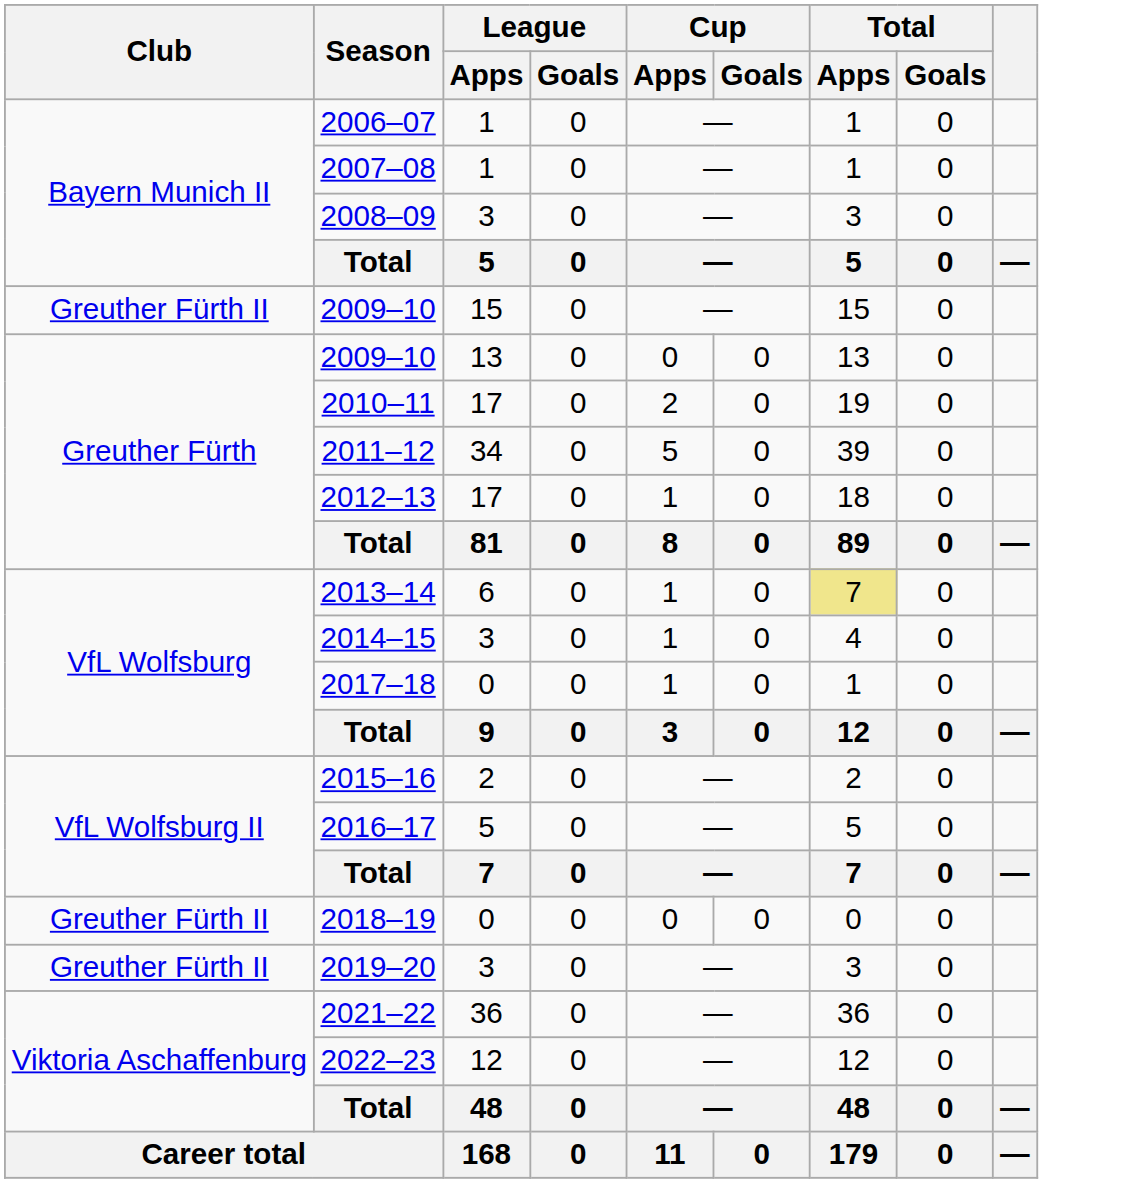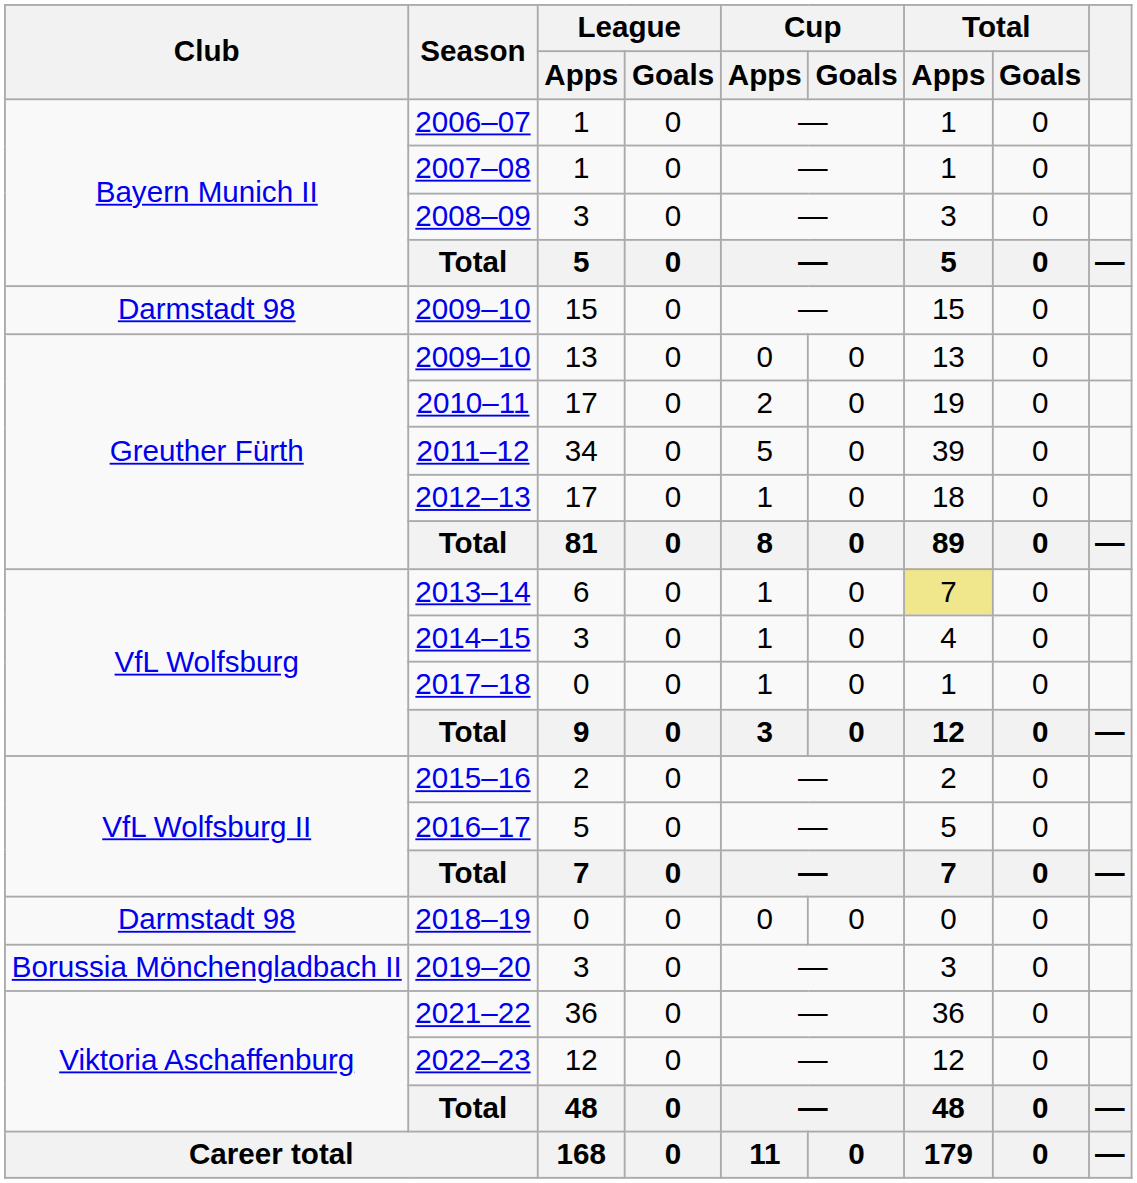(159, 309) Greuther Fürth II -> (207, 309) Darmstadt 98
(159, 919) Greuther Fürth II -> (207, 919) Darmstadt 98
(159, 966) Greuther Fürth II -> (207, 966) Borussia Mönchengladbach II
